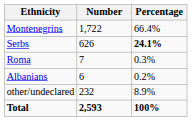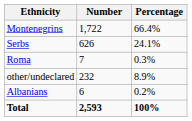(148, 44) bold -> (147, 44) normal
rows swapped: (27, 76) <-> (41, 92)
